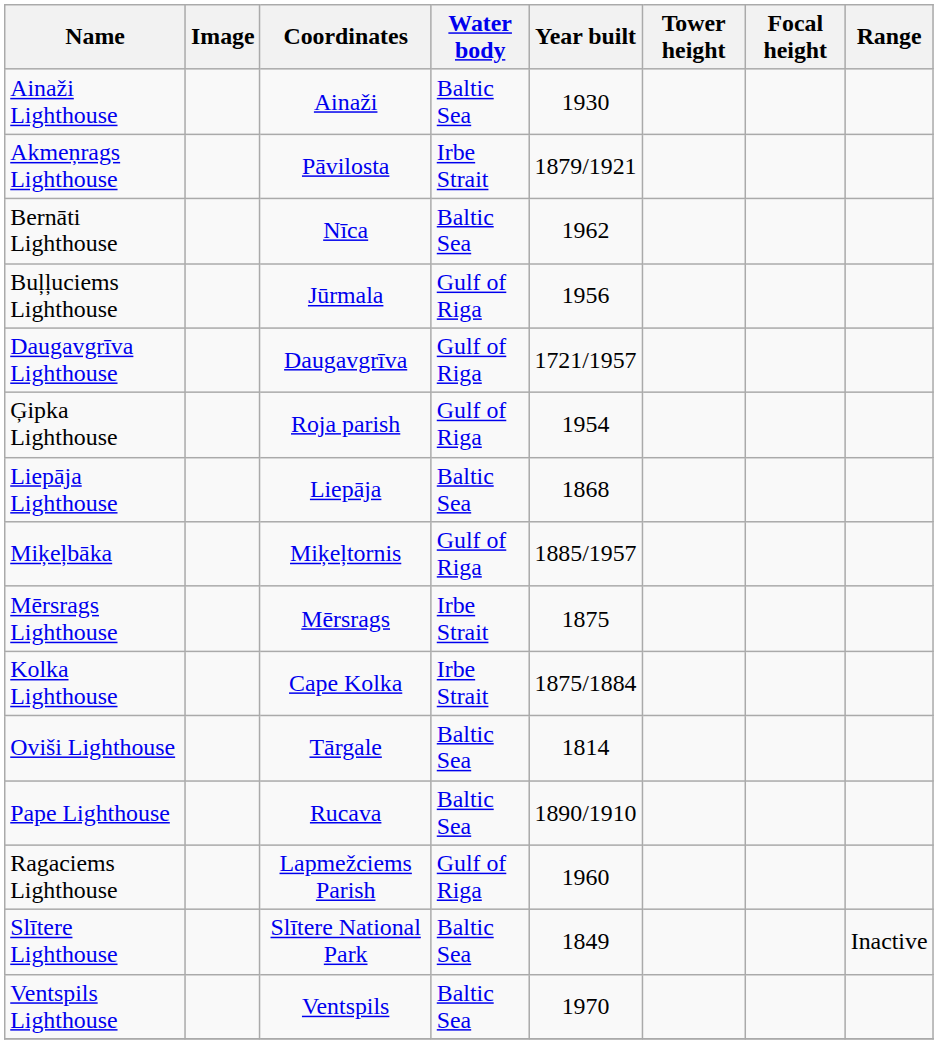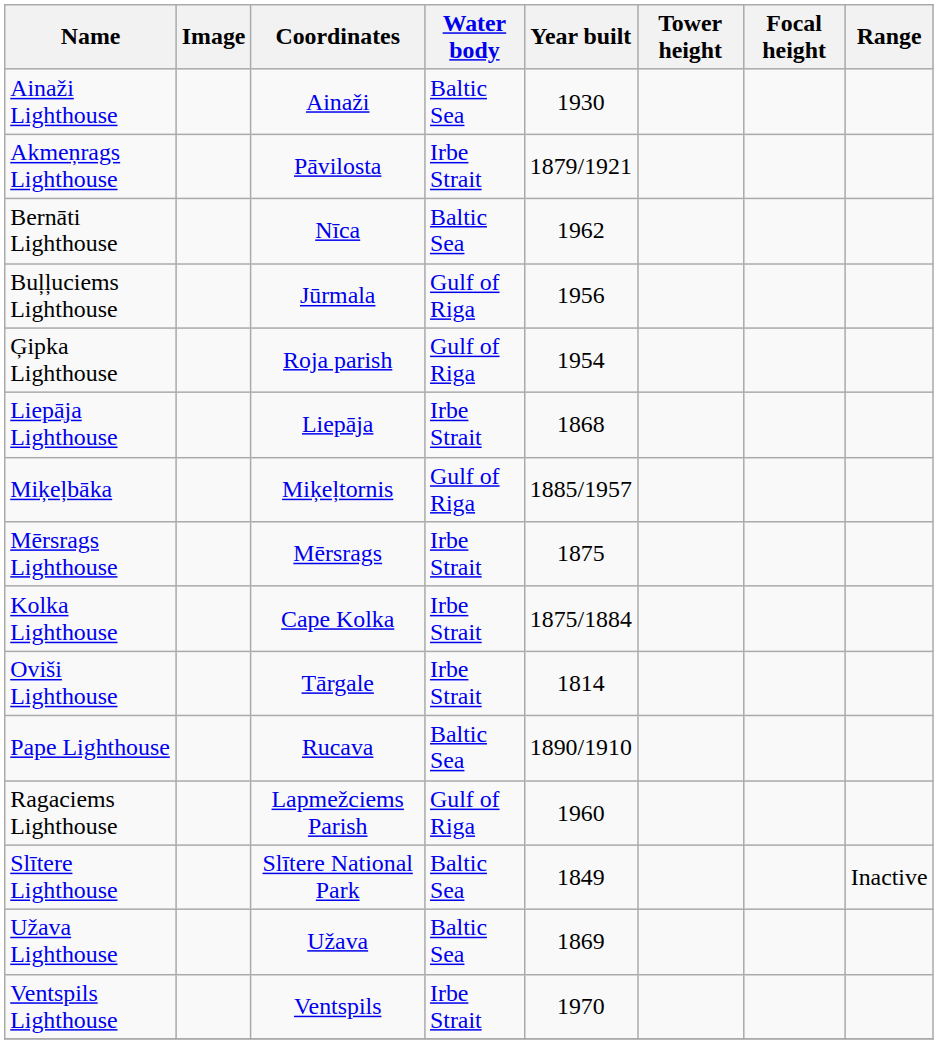- row: (72, 359)
(465, 489) Baltic Sea -> (456, 424) Irbe Strait
(465, 747) Baltic Sea -> (456, 683) Irbe Strait
+ row: (64, 941)
(465, 1006) Baltic Sea -> (456, 1006) Irbe Strait
